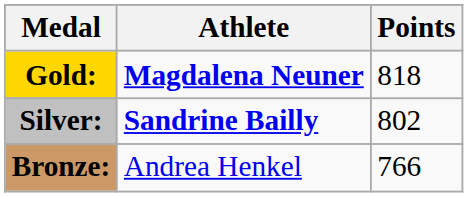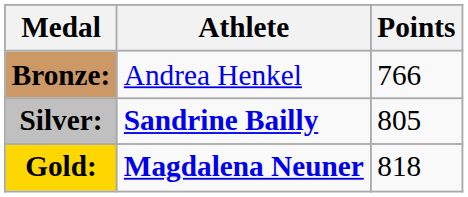rows swapped: (61, 74) <-> (61, 167)
(399, 120) 802 -> (399, 120) 805
